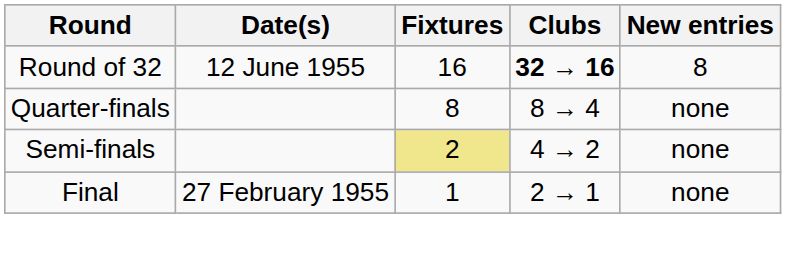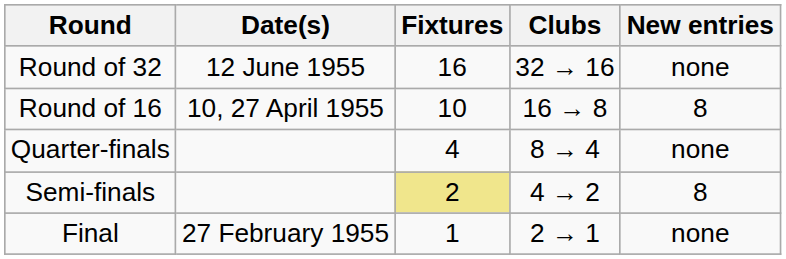(565, 66) bold -> (565, 66) normal
(700, 66) 8 -> (700, 66) none
+ row: (90, 108)
(452, 108) 8 -> (452, 150) 4
(700, 150) none -> (700, 191) 8
